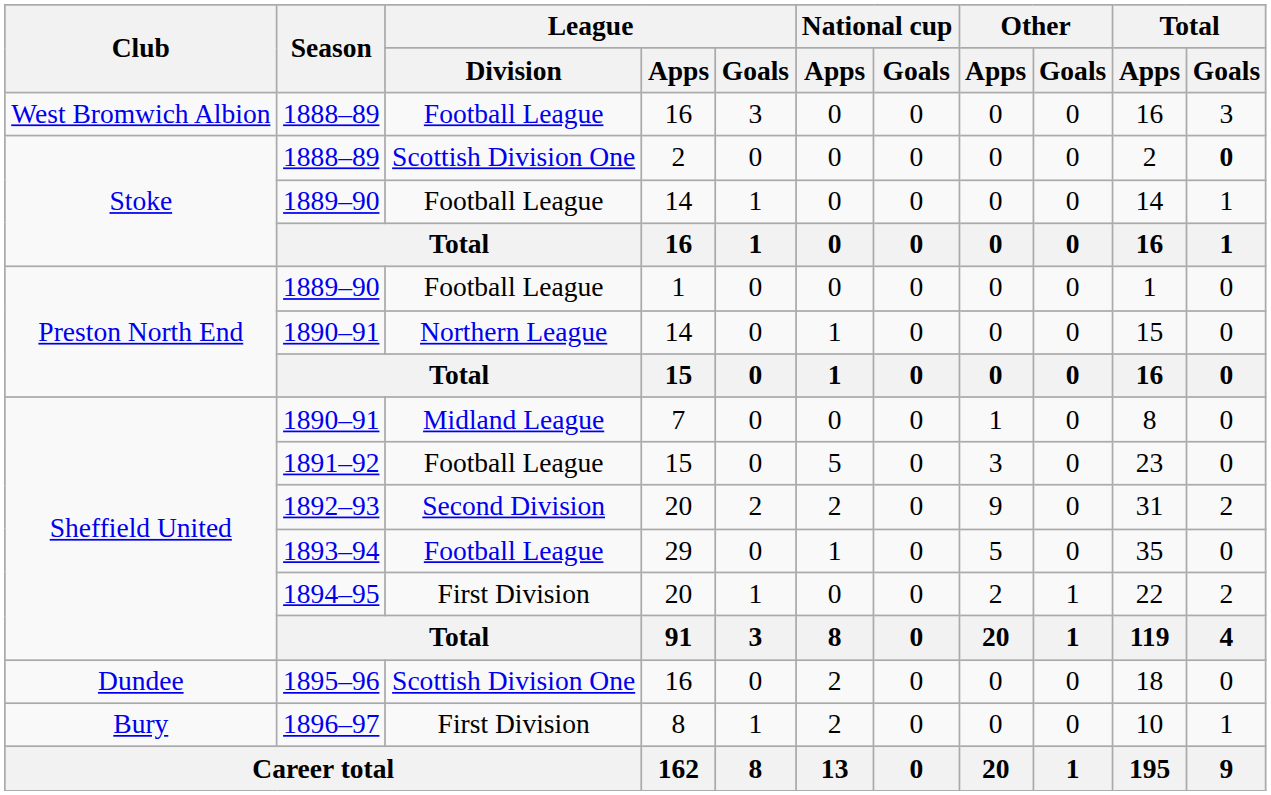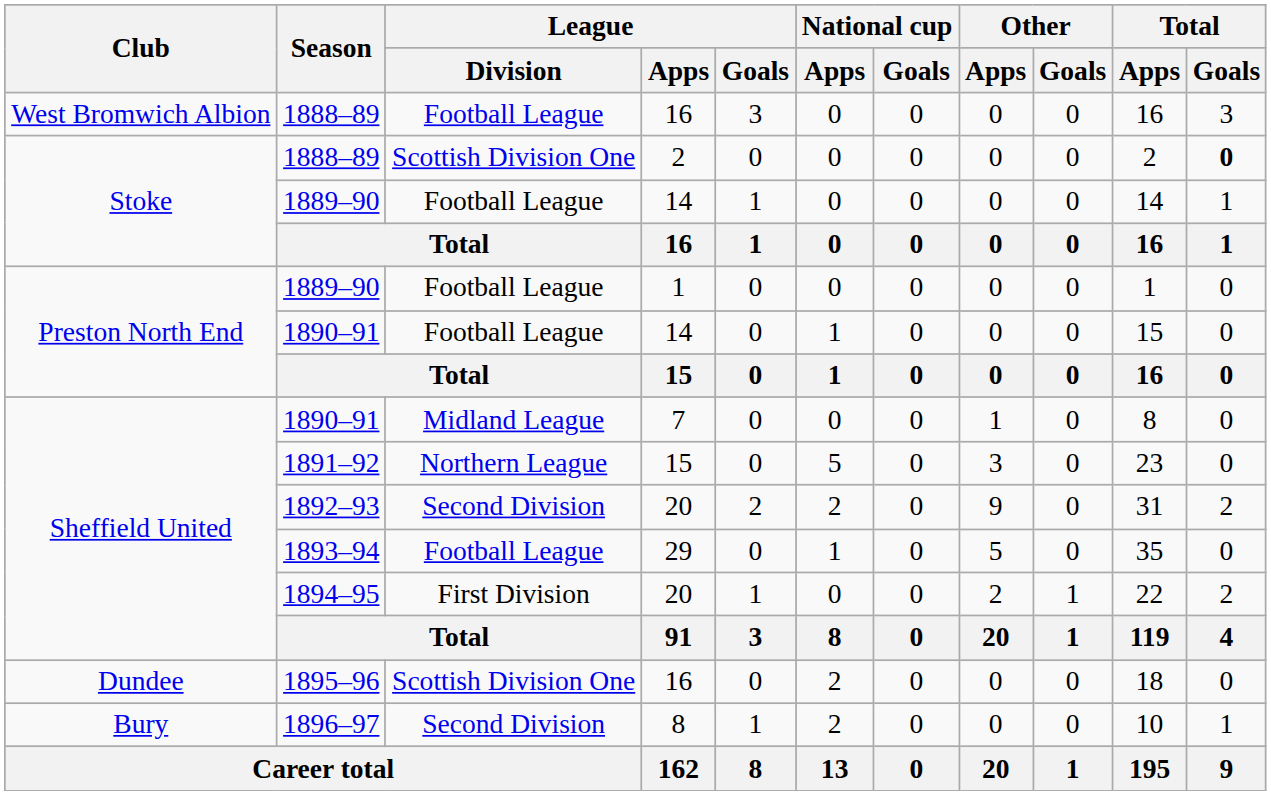(514, 331) Northern League -> (514, 331) Football League
(514, 462) Football League -> (514, 462) Northern League
(514, 724) First Division -> (514, 724) Second Division
